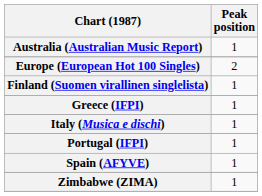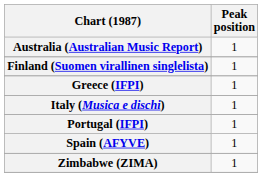- row: (108, 66)
